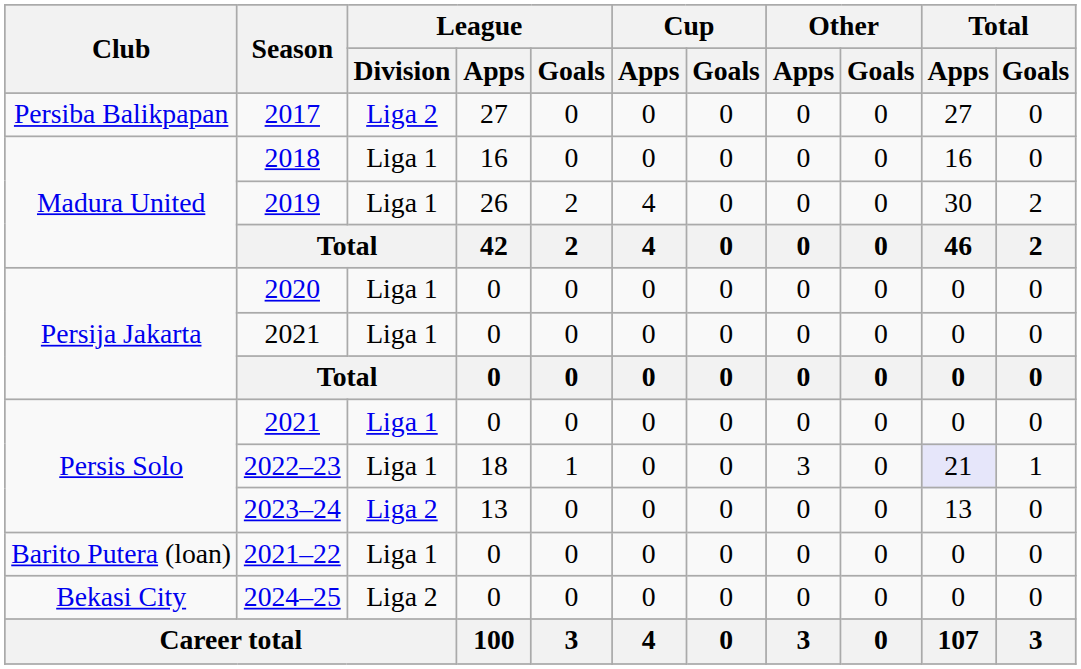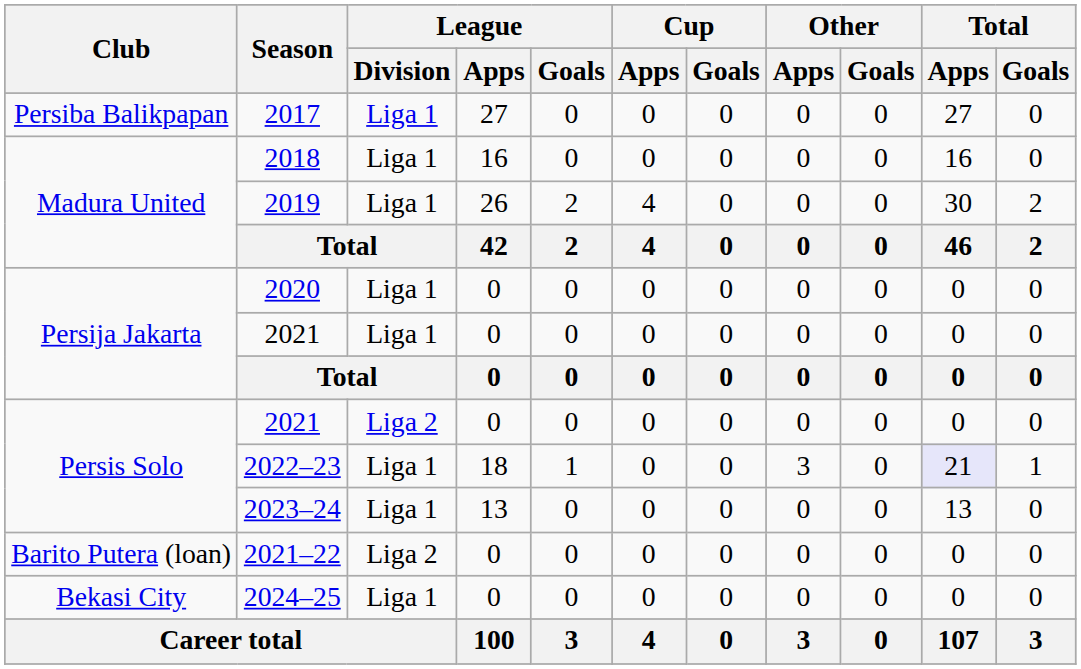(402, 114) Liga 2 -> (402, 114) Liga 1
(402, 421) Liga 1 -> (402, 421) Liga 2
(402, 509) Liga 2 -> (402, 509) Liga 1
(402, 553) Liga 1 -> (402, 553) Liga 2
(402, 597) Liga 2 -> (402, 597) Liga 1
